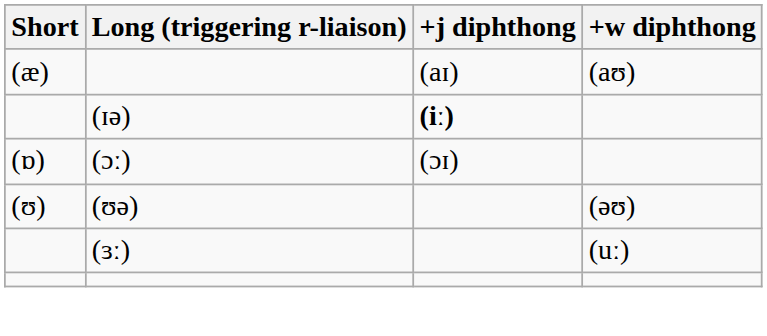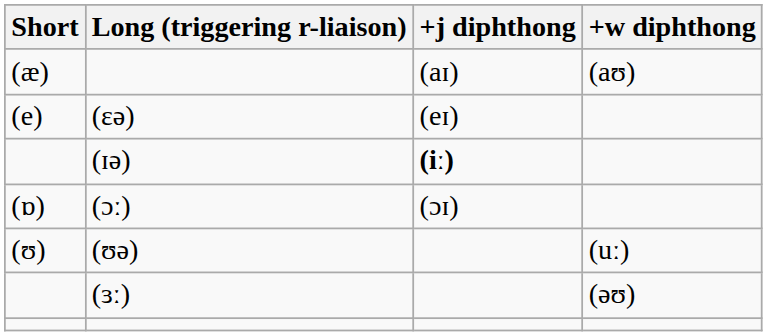+ row: (27, 116)
(612, 205) (əʊ) -> (609, 250) (uː)
(609, 250) (uː) -> (612, 294) (əʊ)
